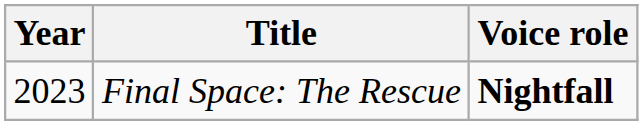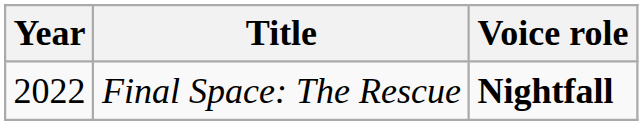(49, 90) 2023 -> (49, 90) 2022
